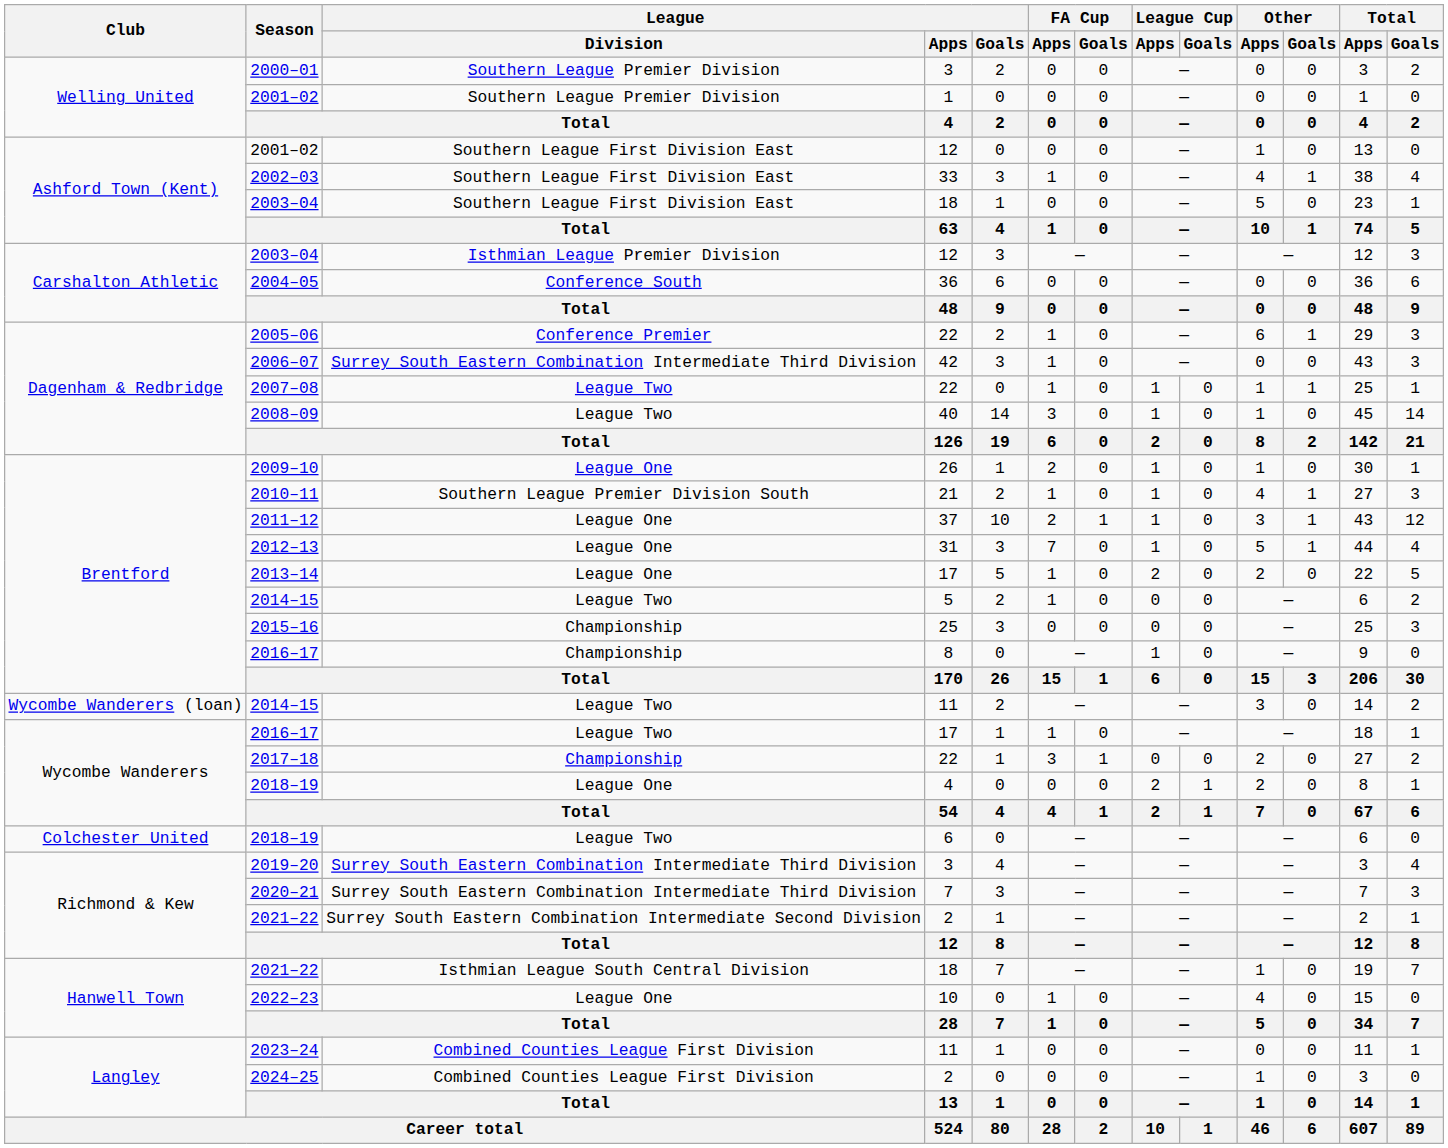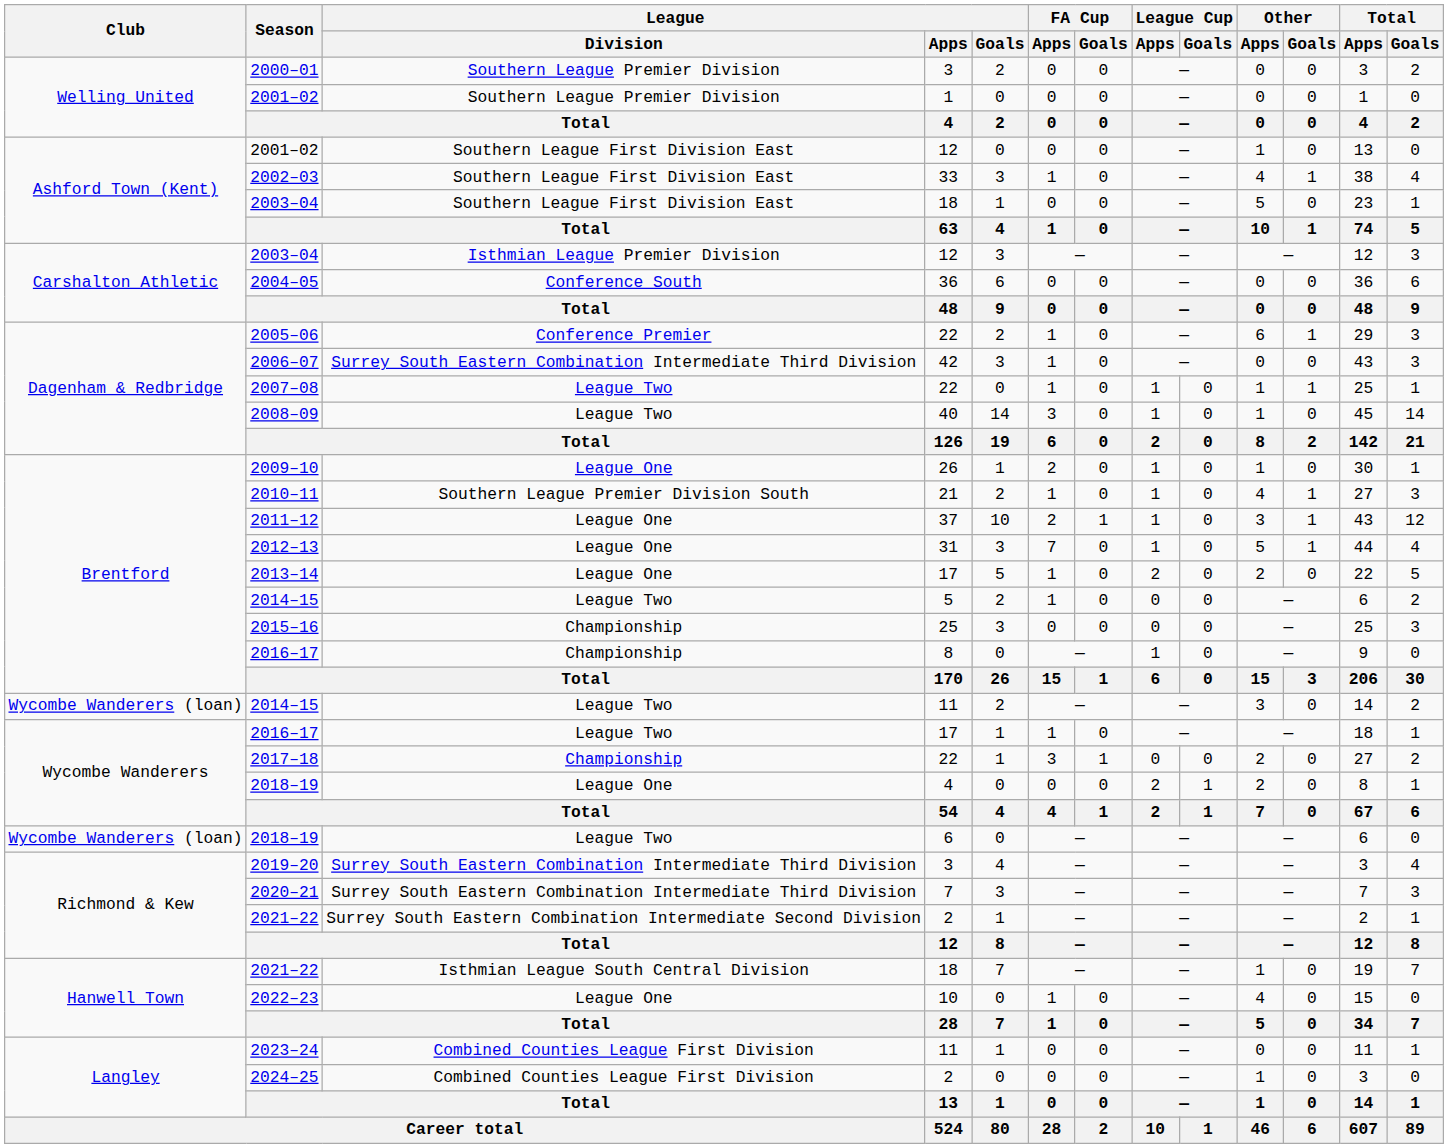(126, 839) Colchester United -> (126, 839) Wycombe Wanderers (loan)
